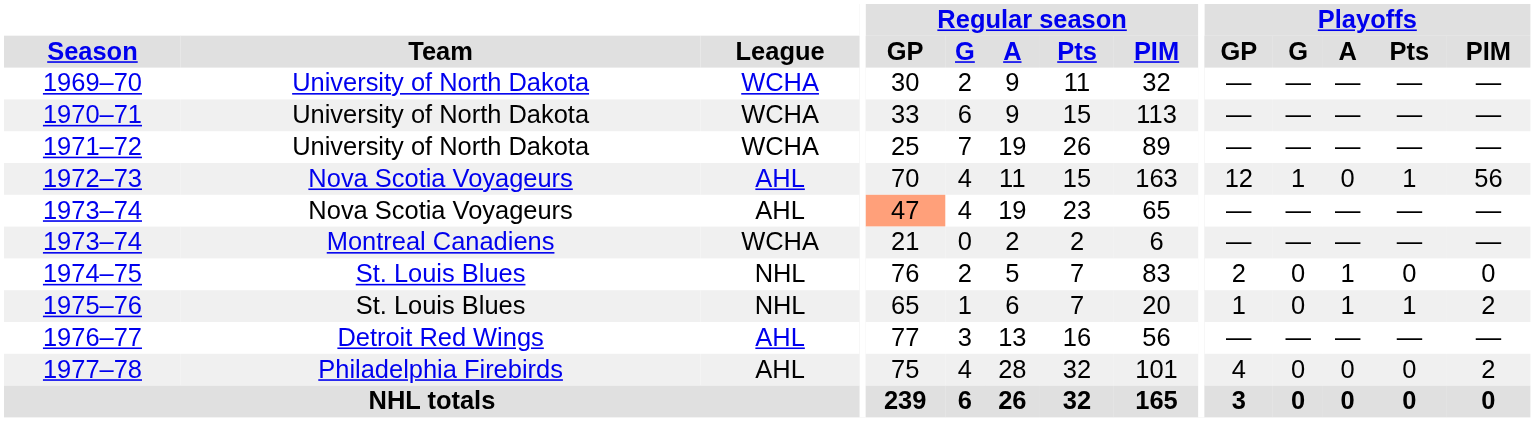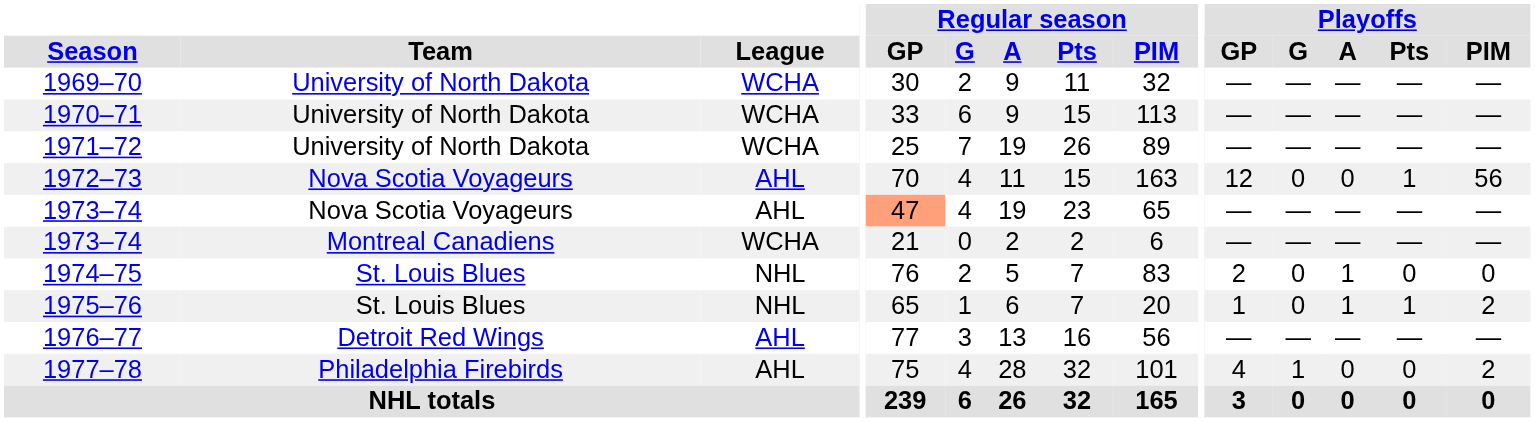(1298, 178) 1 -> (1298, 178) 0
(1298, 369) 0 -> (1298, 369) 1
